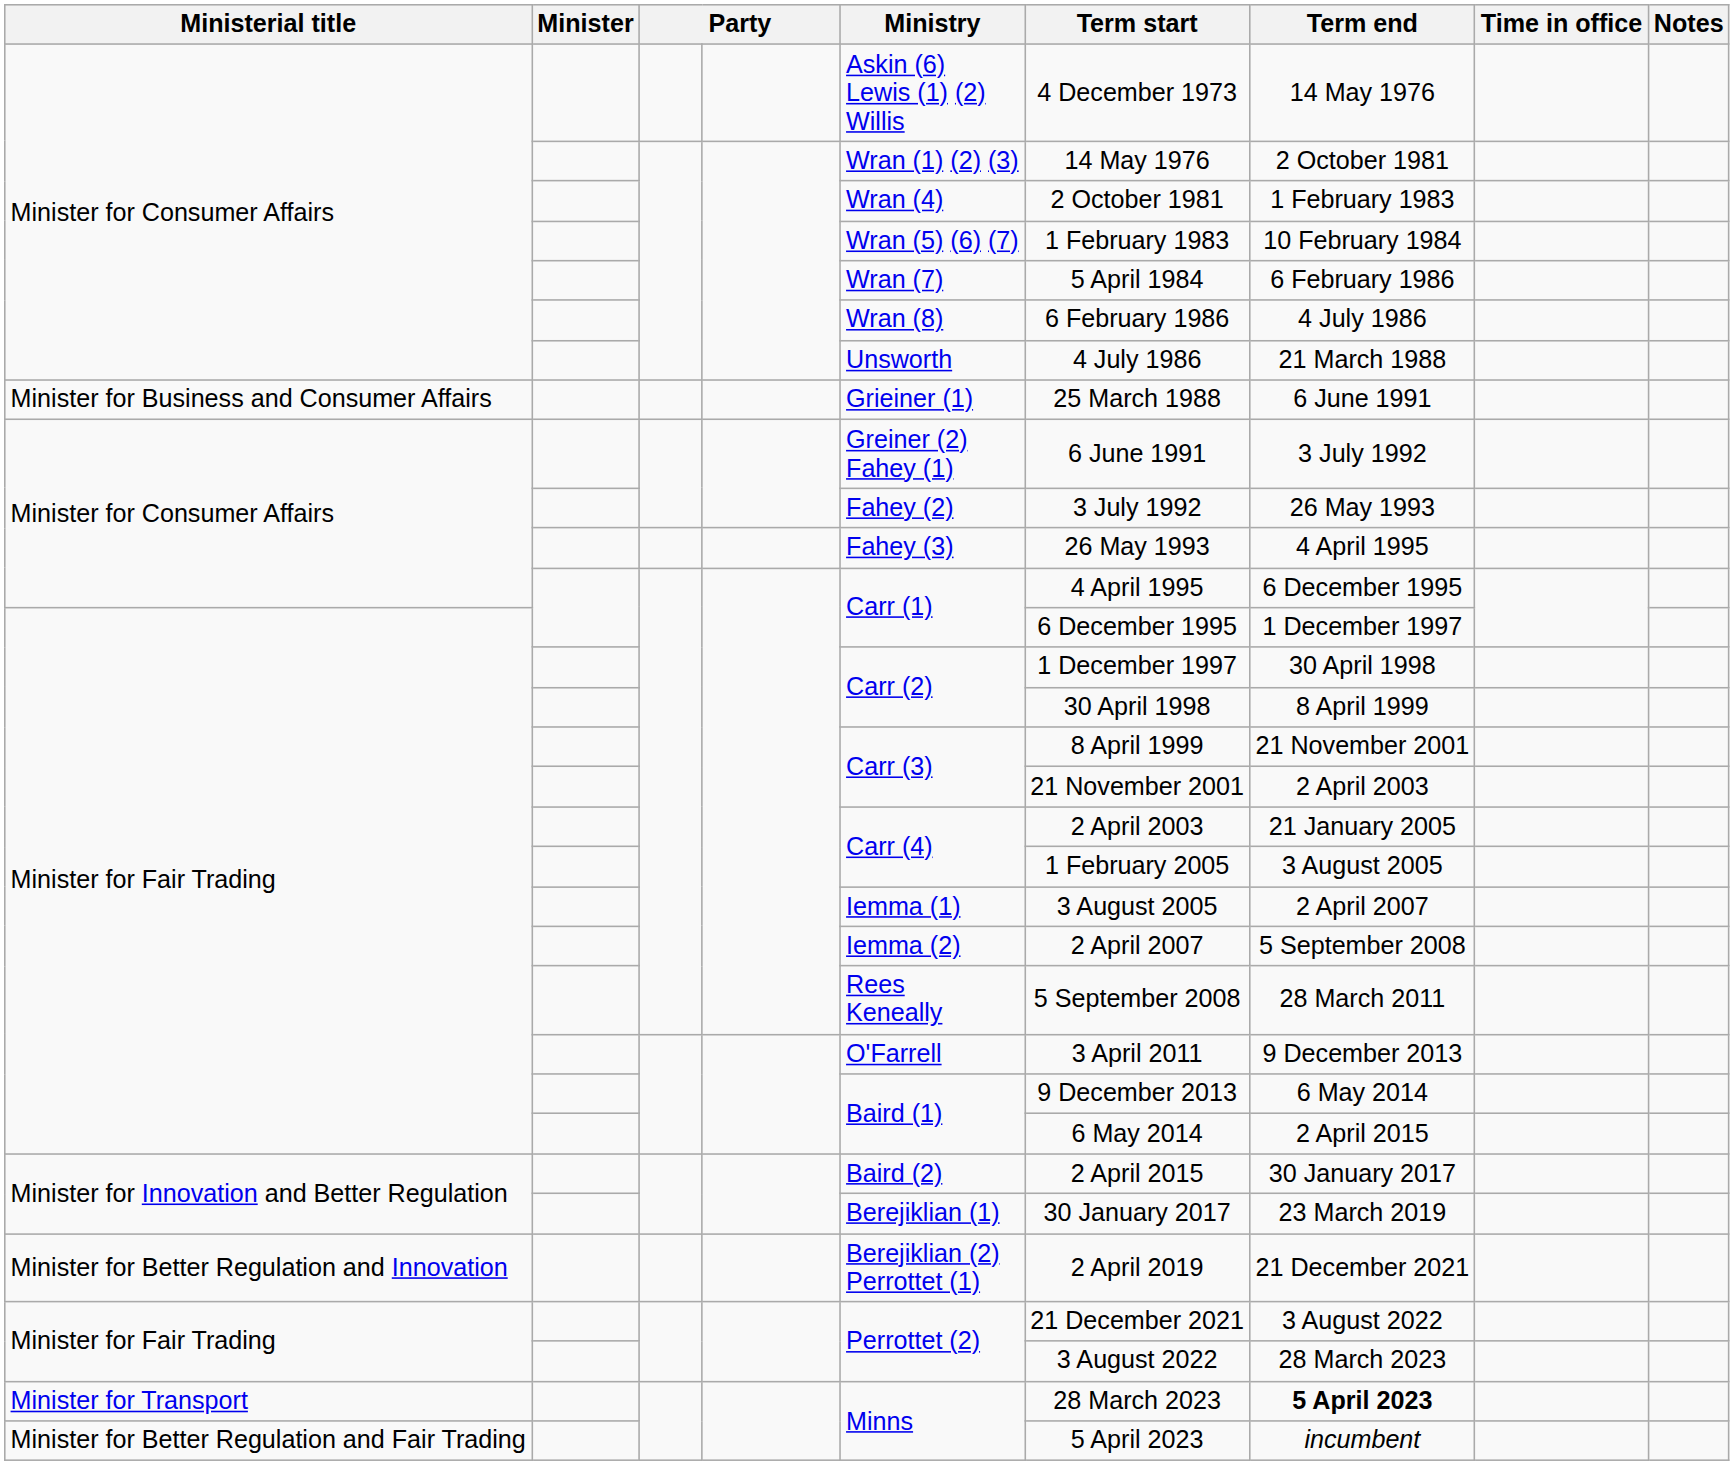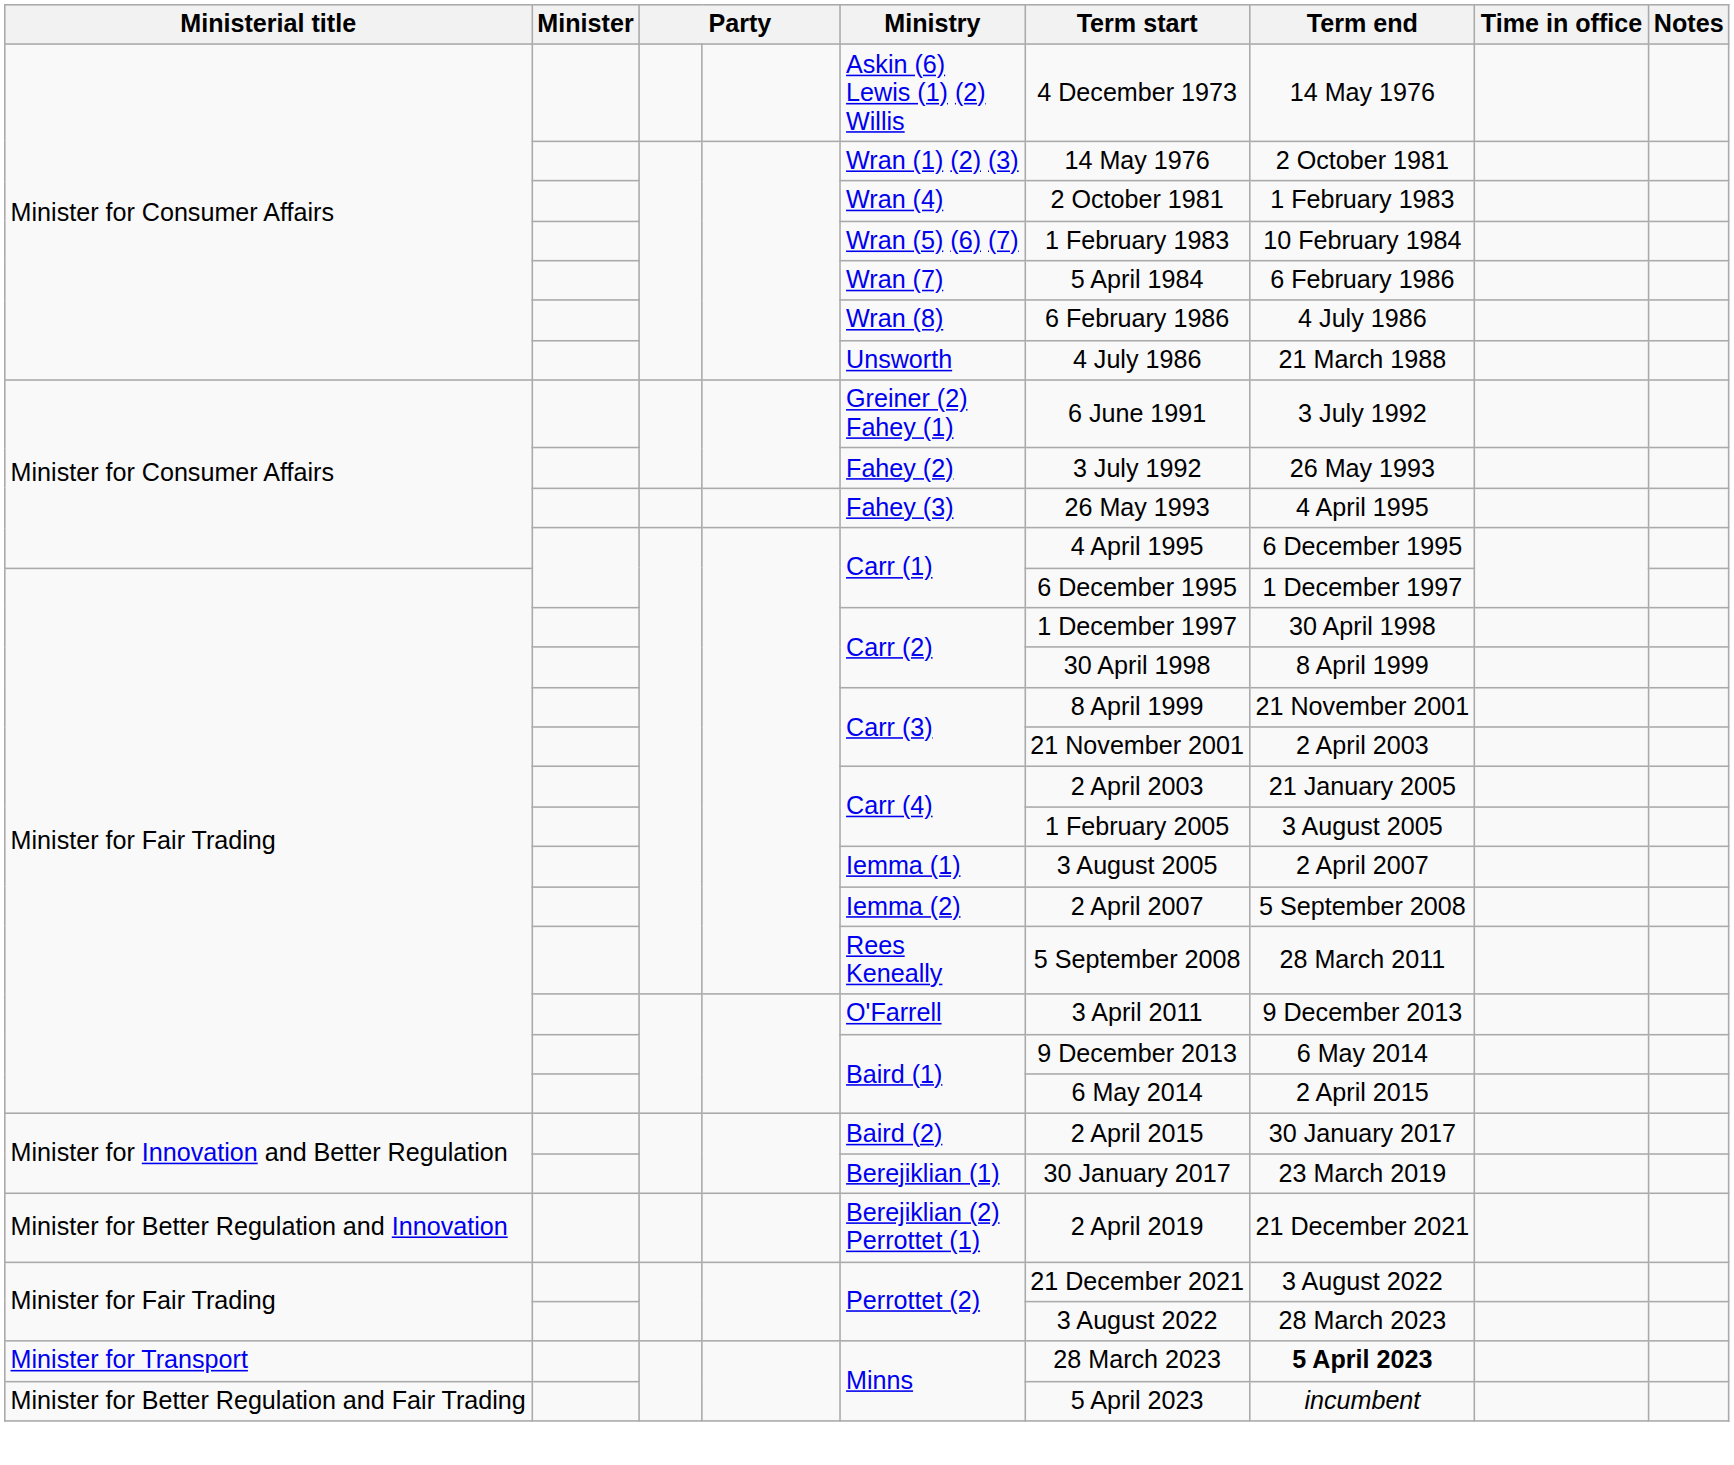- row: (251, 399)
